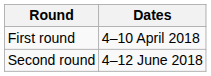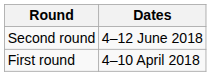rows swapped: (41, 37) <-> (52, 60)
